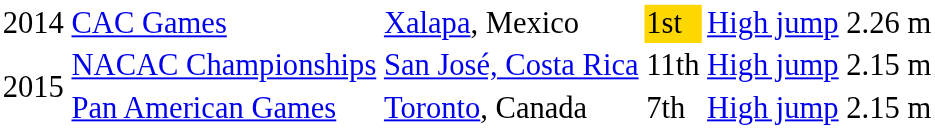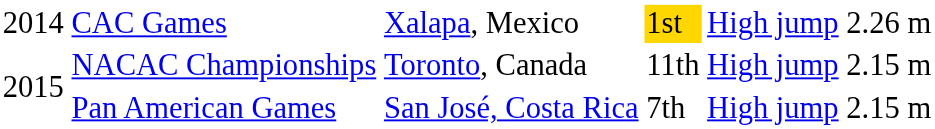(511, 65) San José, Costa Rica -> (486, 65) Toronto, Canada
(486, 107) Toronto, Canada -> (511, 107) San José, Costa Rica
